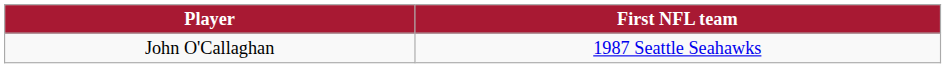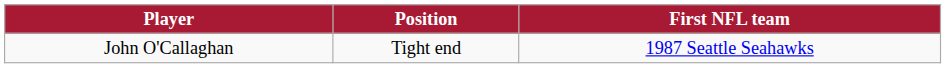+ column: (426, 18)
